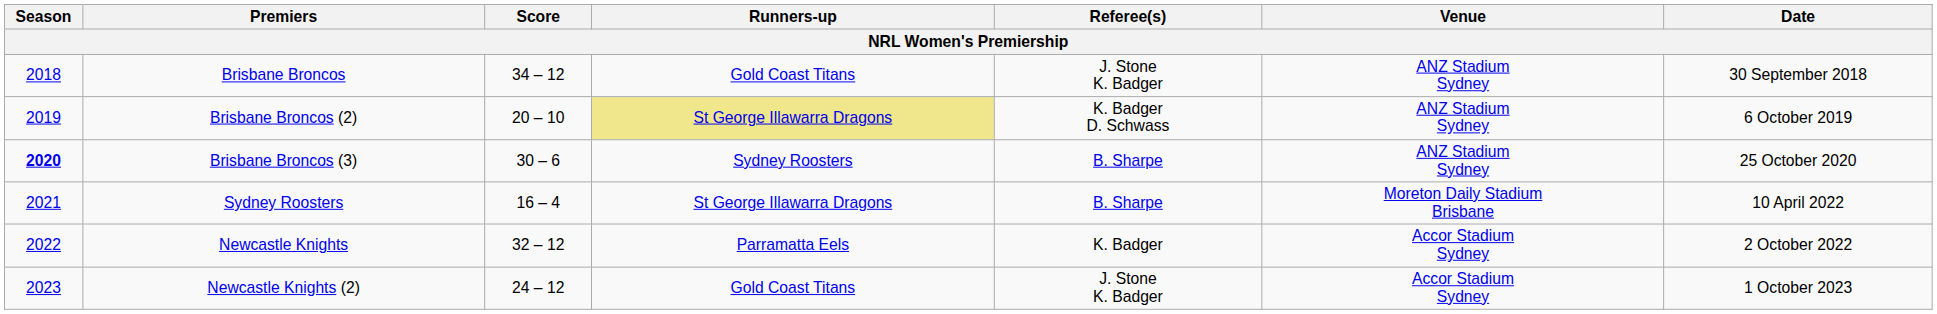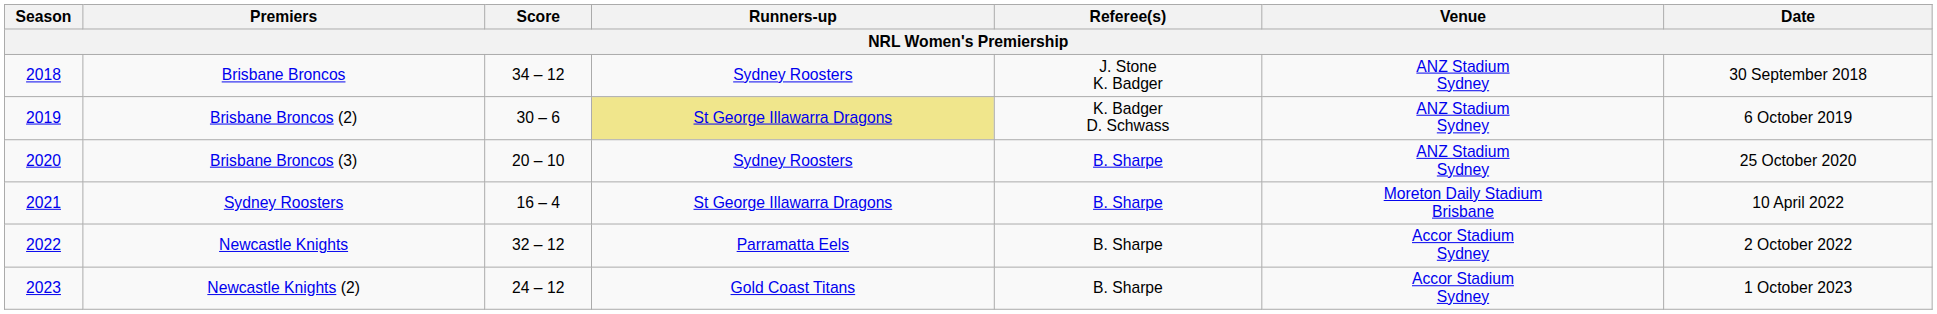(793, 75) Gold Coast Titans -> (793, 75) Sydney Roosters
(538, 117) 20 – 10 -> (538, 117) 30 – 6
(44, 160) bold -> (44, 160) normal
(538, 160) 30 – 6 -> (538, 160) 20 – 10
(1128, 245) K. Badger -> (1128, 245) B. Sharpe
(1128, 288) J. Stone K. Badger -> (1128, 288) B. Sharpe
